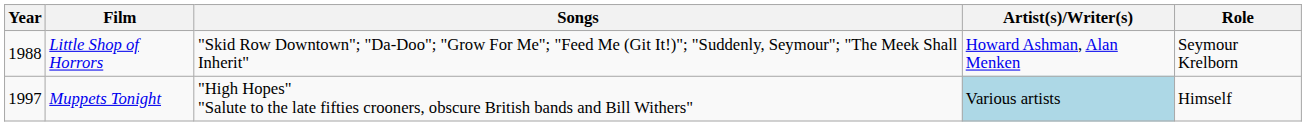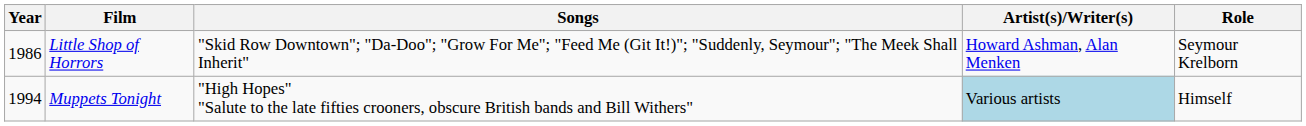(25, 53) 1988 -> (25, 53) 1986
(25, 98) 1997 -> (25, 98) 1994
